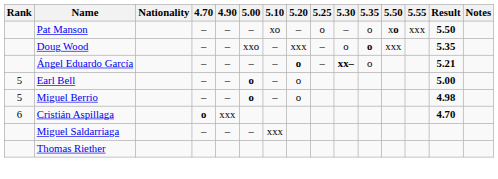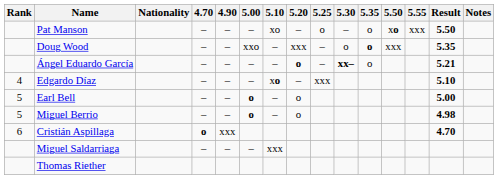+ row: (66, 81)
